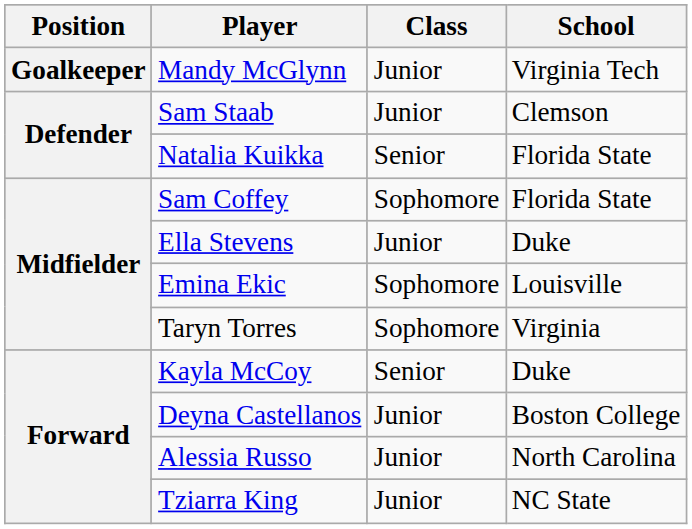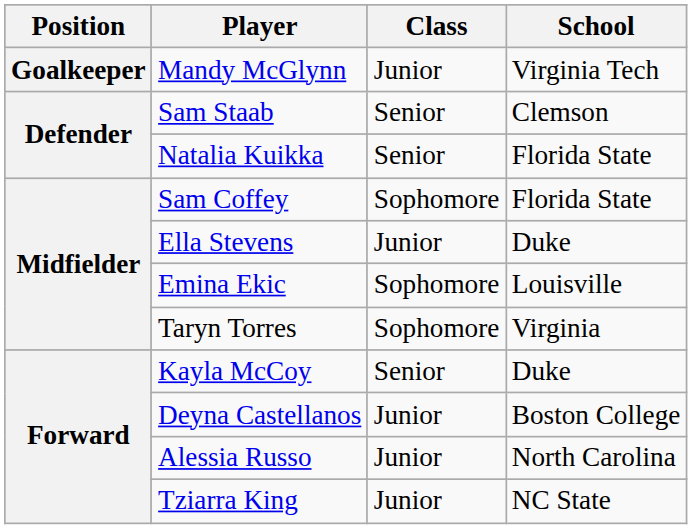(408, 112) Junior -> (409, 112) Senior
